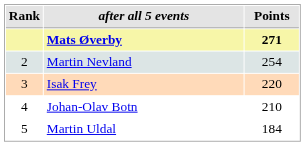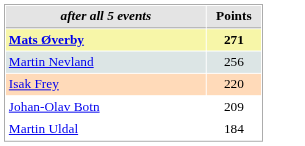- column: (24, 16)
(272, 62) 254 -> (234, 62) 256
(272, 106) 210 -> (234, 106) 209
